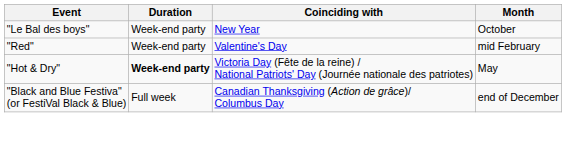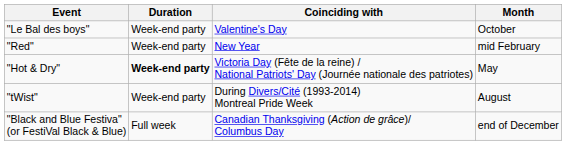(237, 29) New Year -> (251, 29) Valentine's Day
(251, 46) Valentine's Day -> (237, 46) New Year
+ row: (22, 97)
